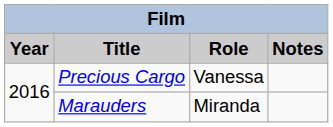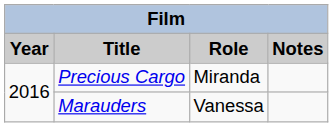(229, 77) Vanessa -> (227, 77) Miranda
(227, 106) Miranda -> (229, 106) Vanessa
